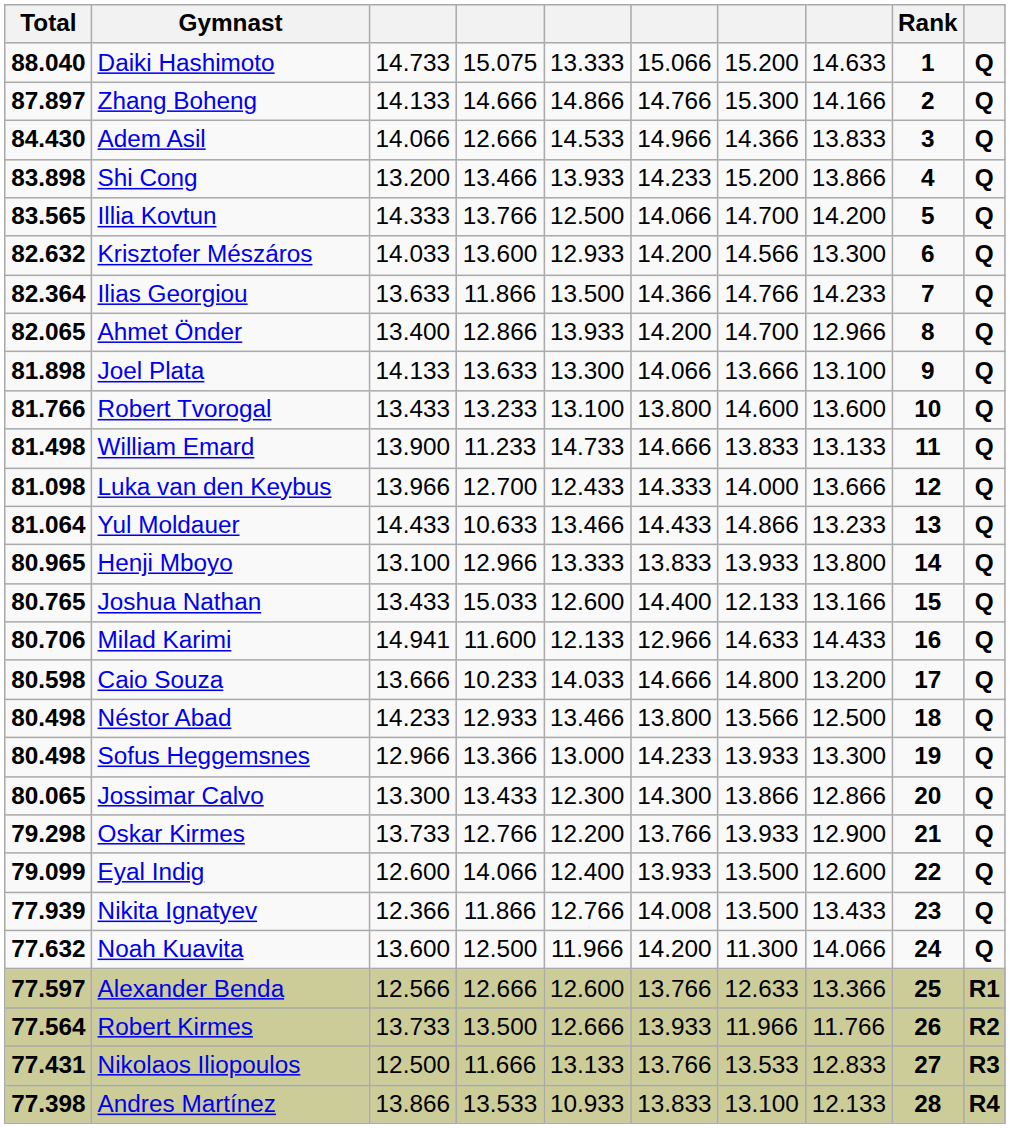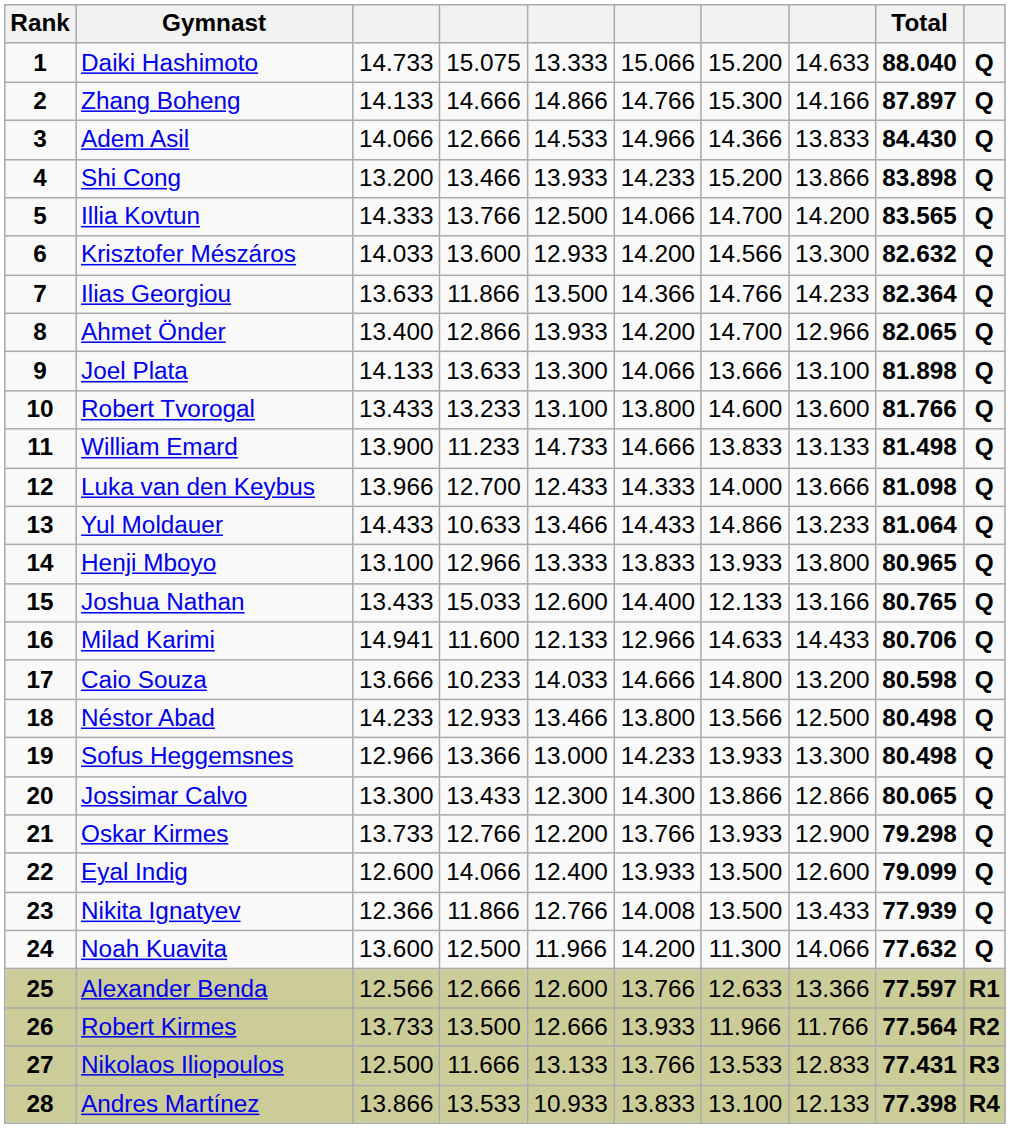columns swapped: (928, 23) <-> (48, 23)
